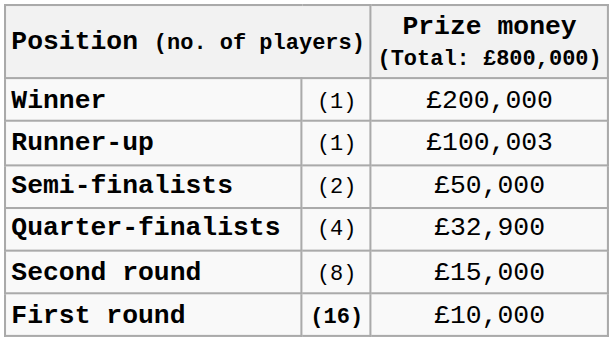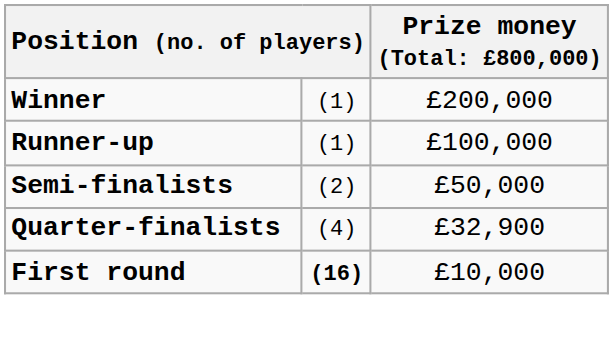(490, 143) £100,003 -> (490, 143) £100,000
- row: (106, 272)
